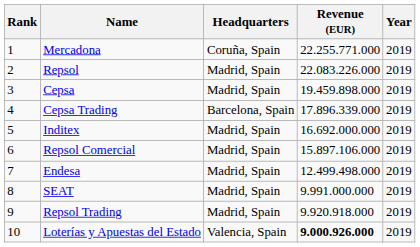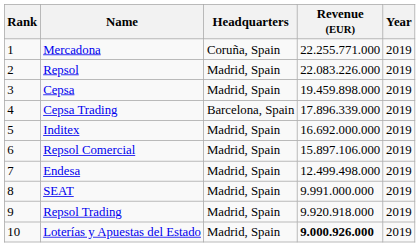(247, 232) Valencia, Spain -> (243, 232) Madrid, Spain
